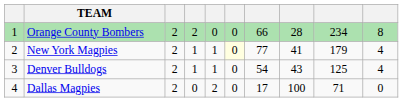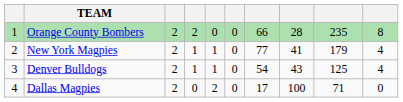(338, 32) 234 -> (338, 32) 235
(235, 50) lightyellow background -> (235, 50) no background
